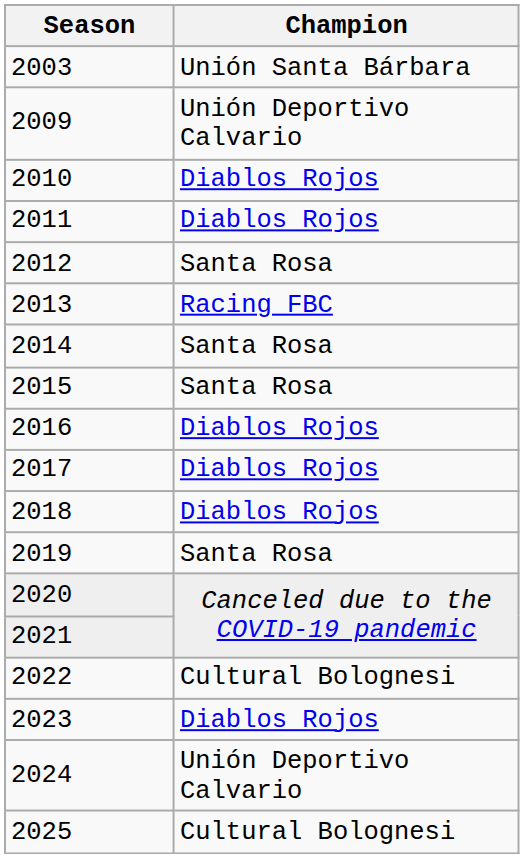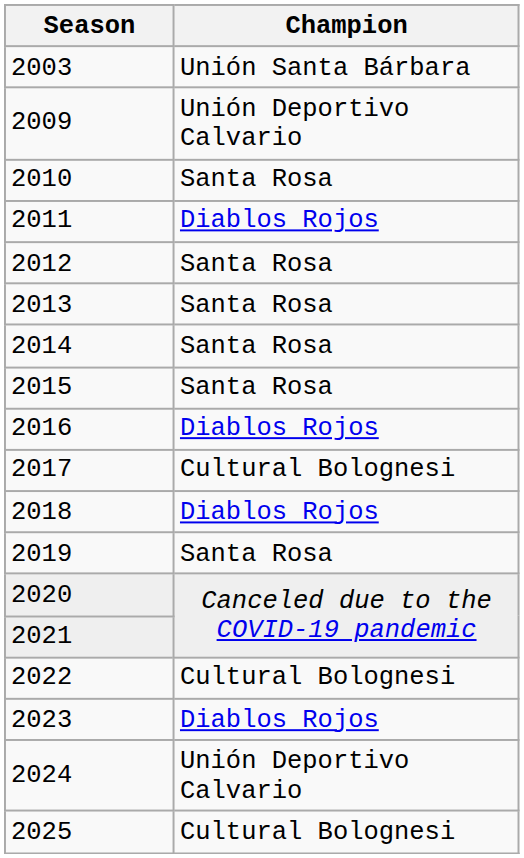(279, 180) Diablos Rojos -> (256, 180) Santa Rosa
(256, 304) Racing FBC -> (256, 304) Santa Rosa
(279, 470) Diablos Rojos -> (318, 470) Cultural Bolognesi
